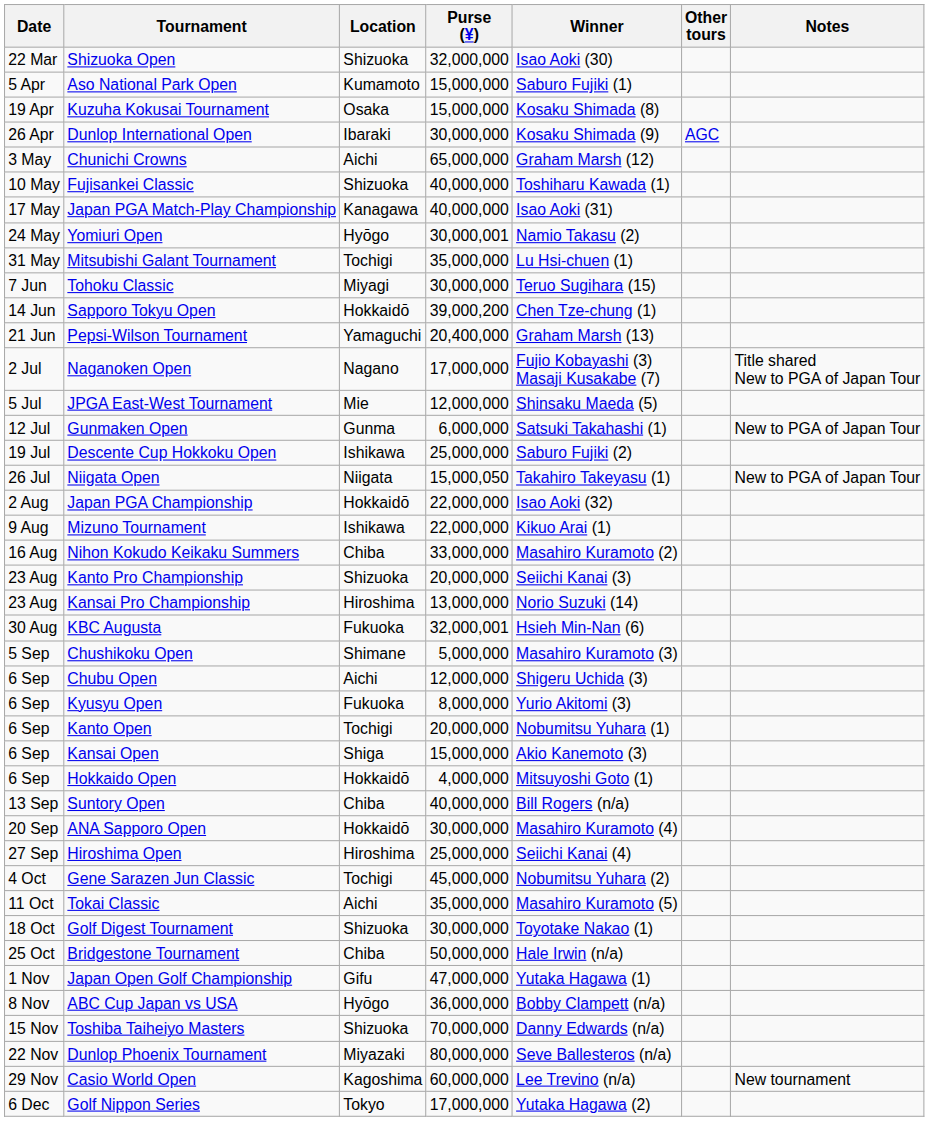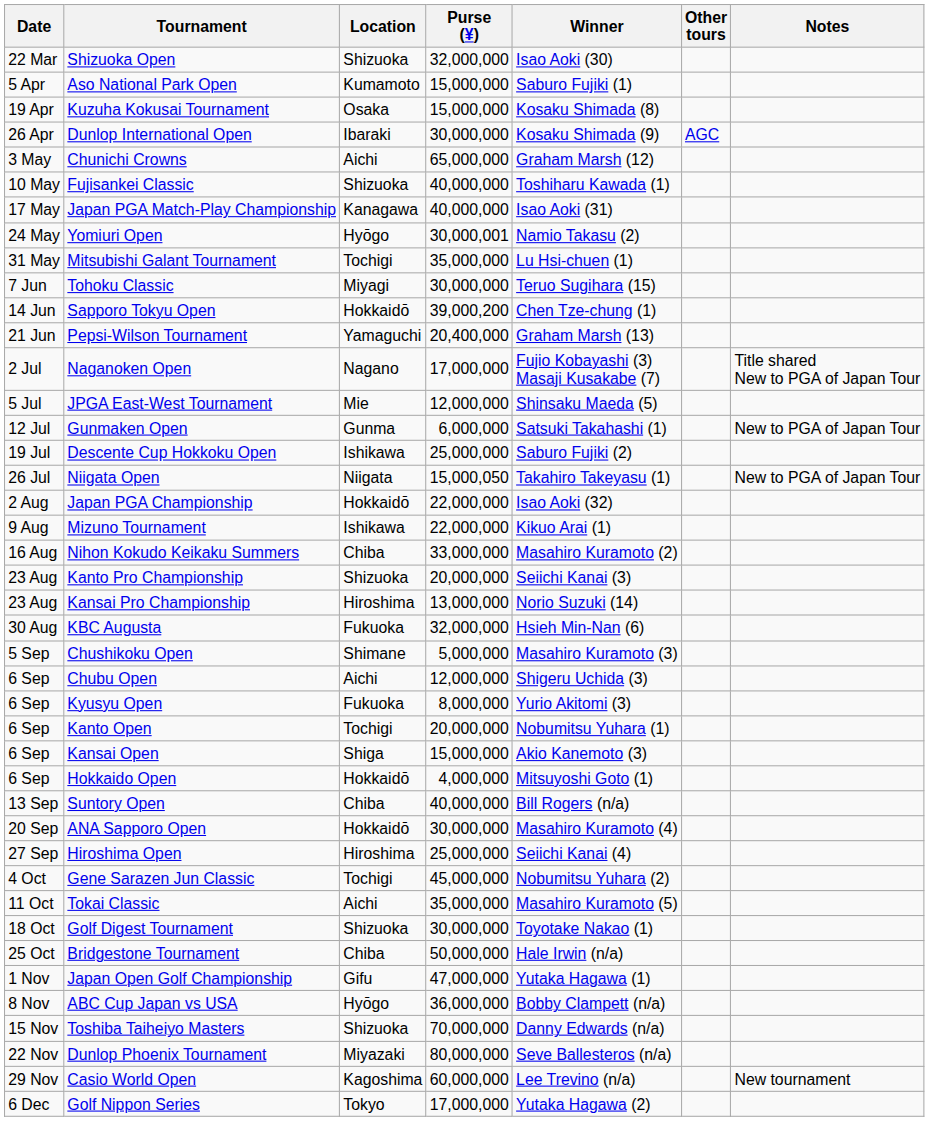(469, 628) 32,000,001 -> (469, 628) 32,000,000
